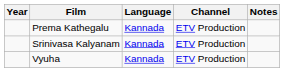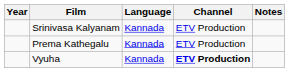rows swapped: (76, 43) <-> (70, 28)
(211, 59) normal -> (213, 59) bold
